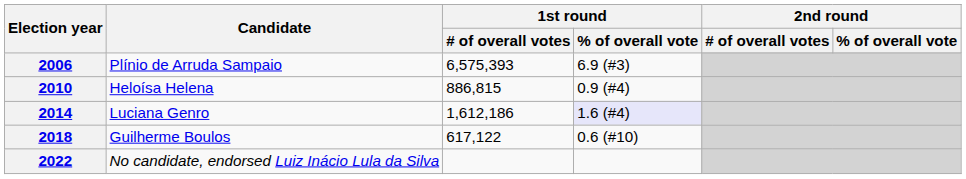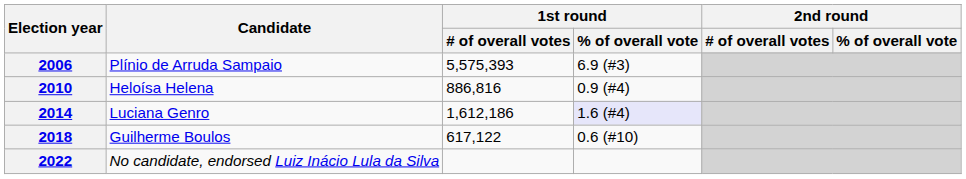(480, 64) 6,575,393 -> (480, 64) 5,575,393
(474, 88) 886,815 -> (474, 88) 886,816
